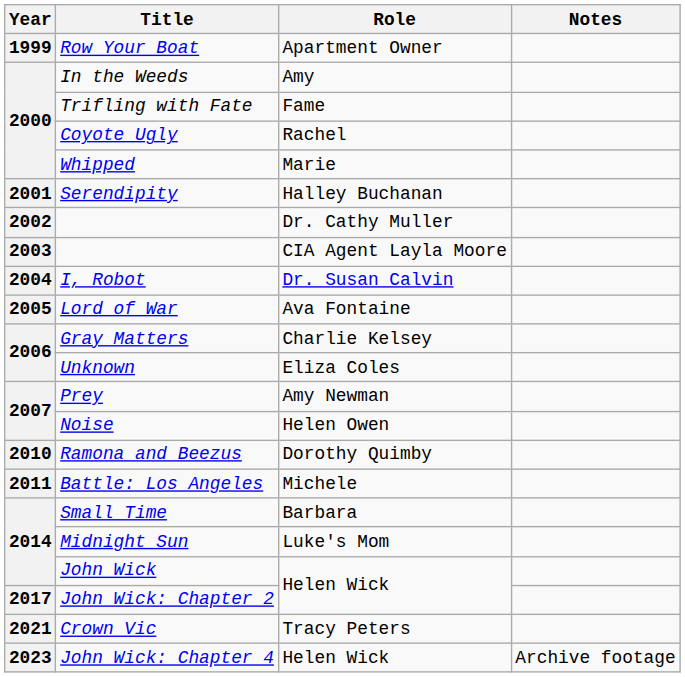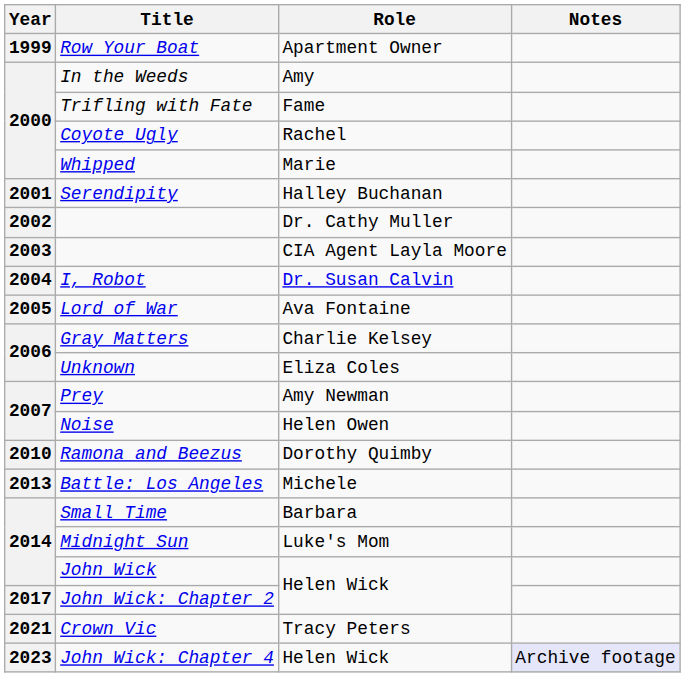(30, 484) 2011 -> (30, 484) 2013
(595, 658) no background -> (595, 658) lavender background
